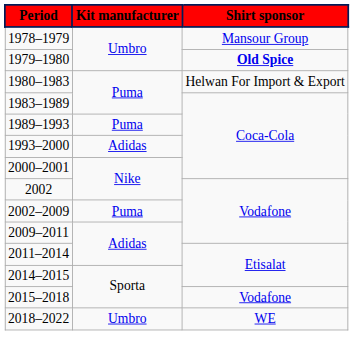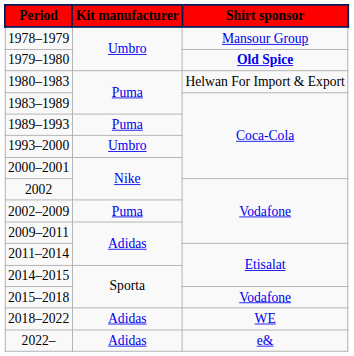(127, 146) Adidas -> (127, 146) Umbro
(127, 318) Umbro -> (127, 318) Adidas
+ row: (39, 340)
